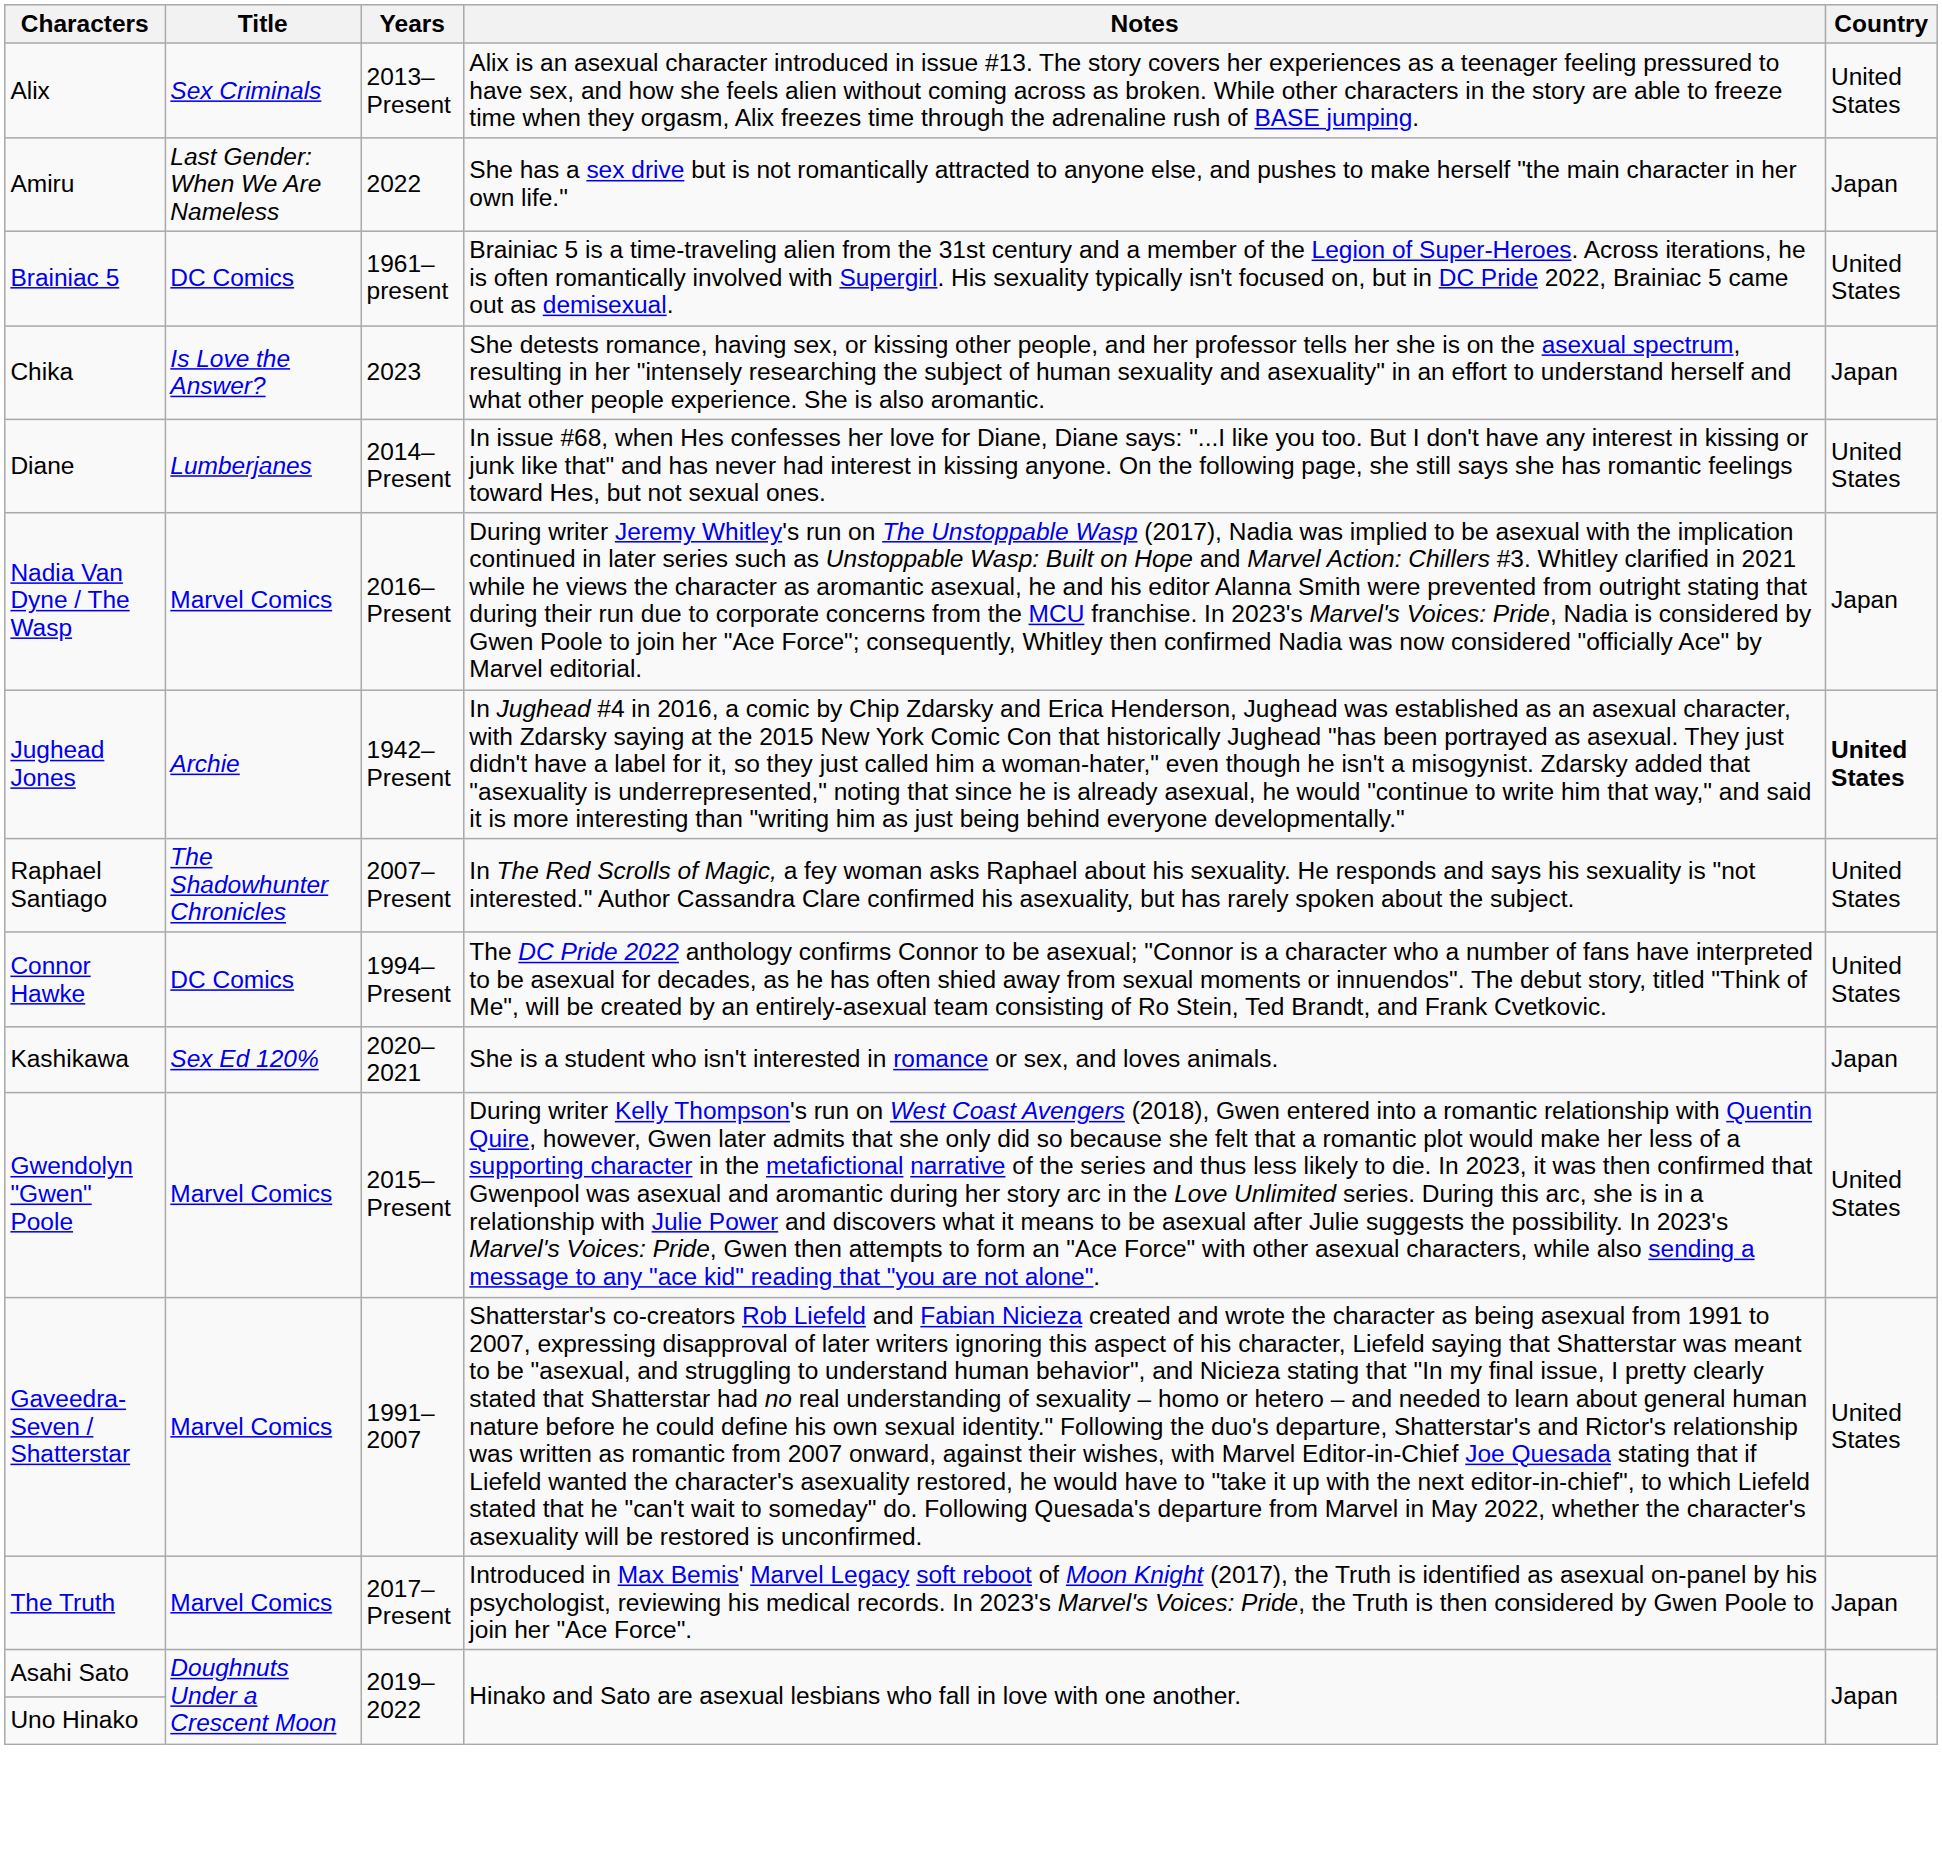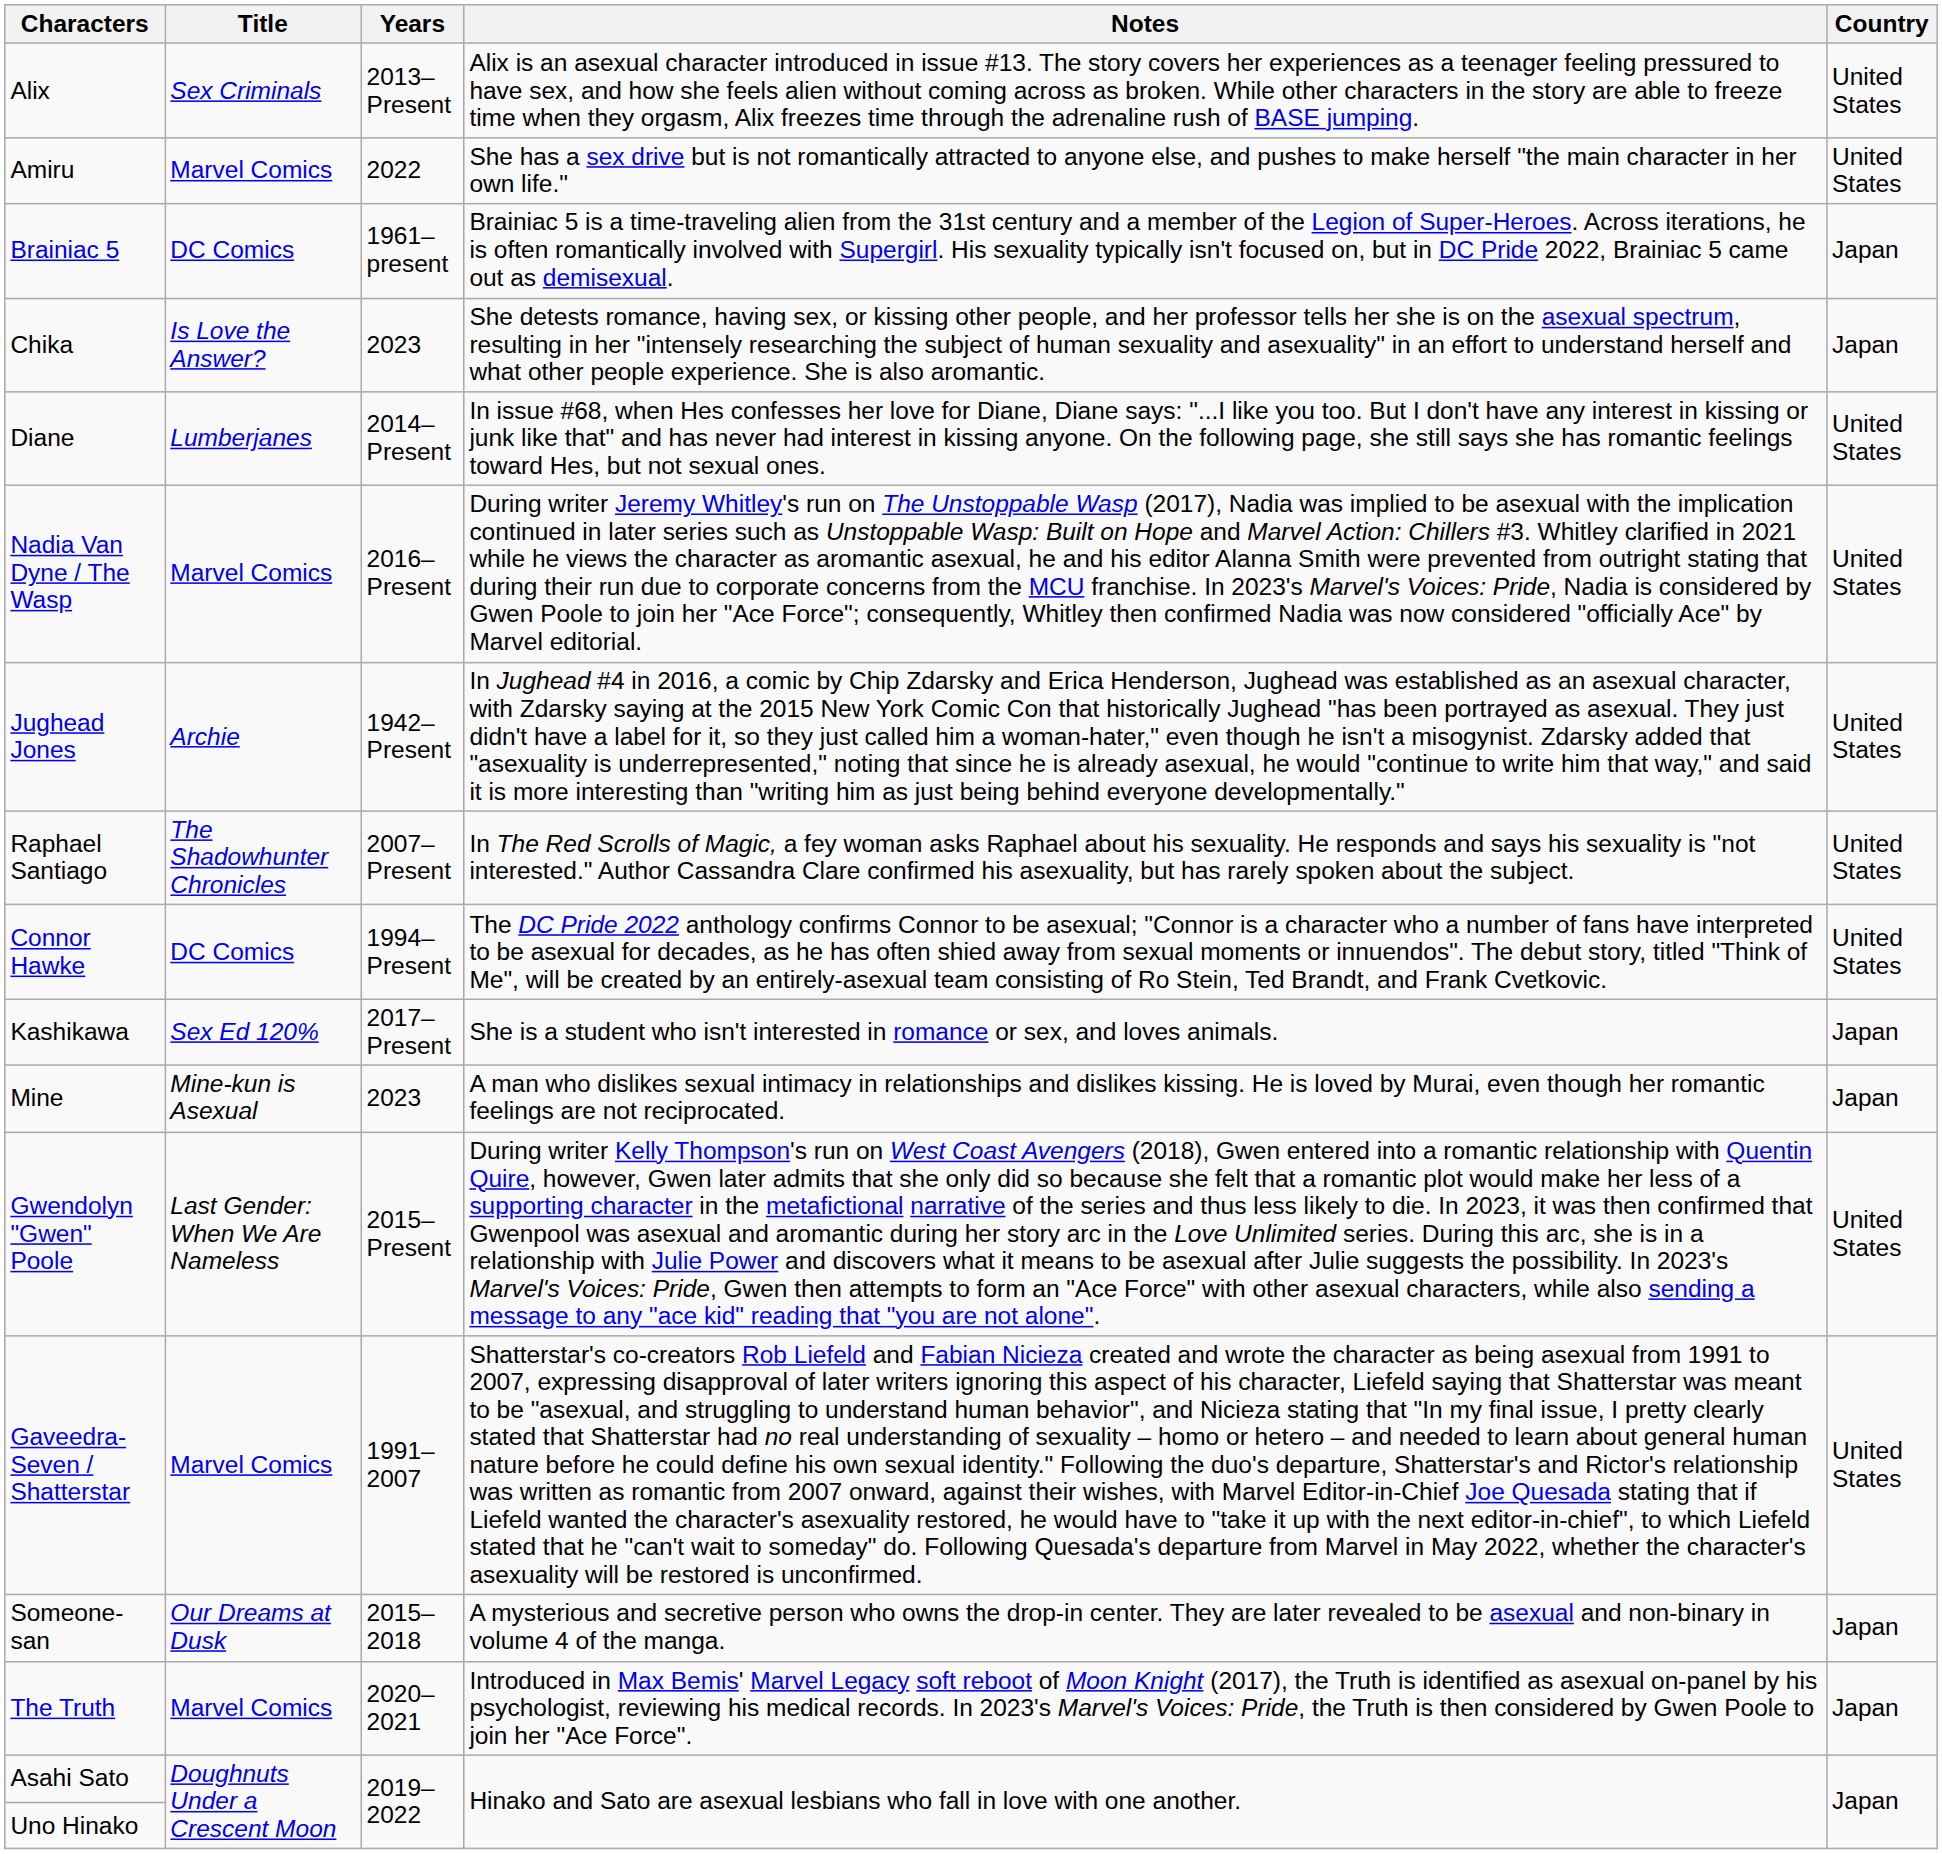(246, 184) Last Gender: When We Are Nameless -> (251, 170) Marvel Comics
(1864, 184) Japan -> (1867, 170) United States
(1866, 278) United States -> (1865, 250) Japan
(1864, 601) Japan -> (1867, 573) United States
(1869, 763) bold -> (1867, 736) normal
(401, 1059) 2020–2021 -> (409, 1031) 2017–Present
+ row: (37, 1098)
(251, 1194) Marvel Comics -> (246, 1233) Last Gender: When We Are Nameless
+ row: (67, 1627)
(409, 1602) 2017–Present -> (401, 1707) 2020–2021
